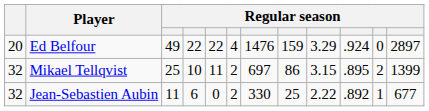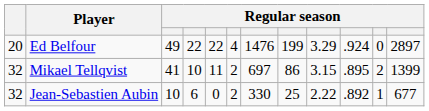(292, 46) 159 -> (292, 46) 199
(172, 70) 25 -> (172, 70) 41
(172, 93) 11 -> (172, 93) 10
